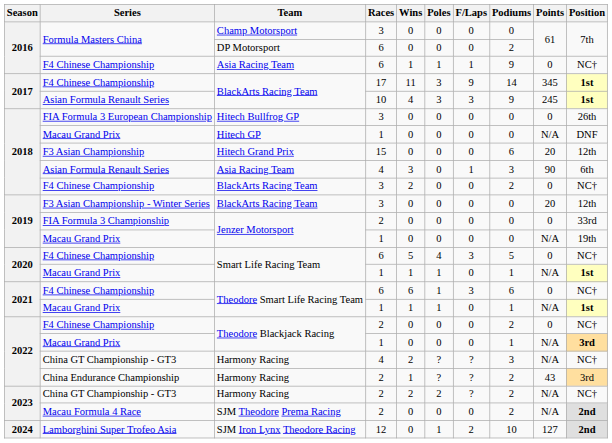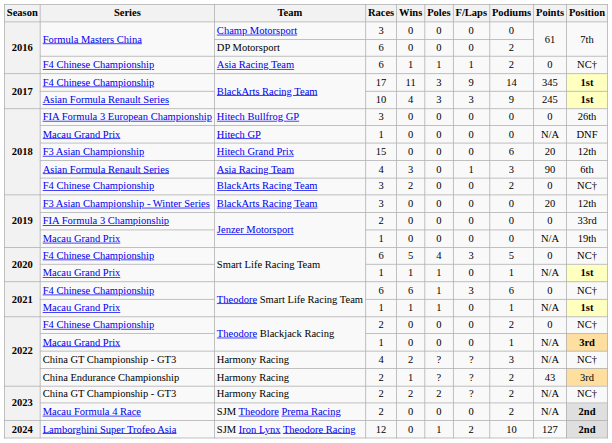(511, 65) 9 -> (511, 65) 2
